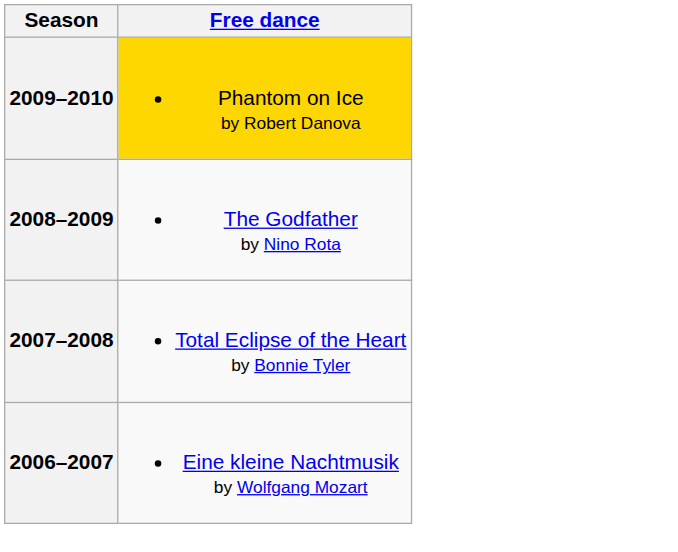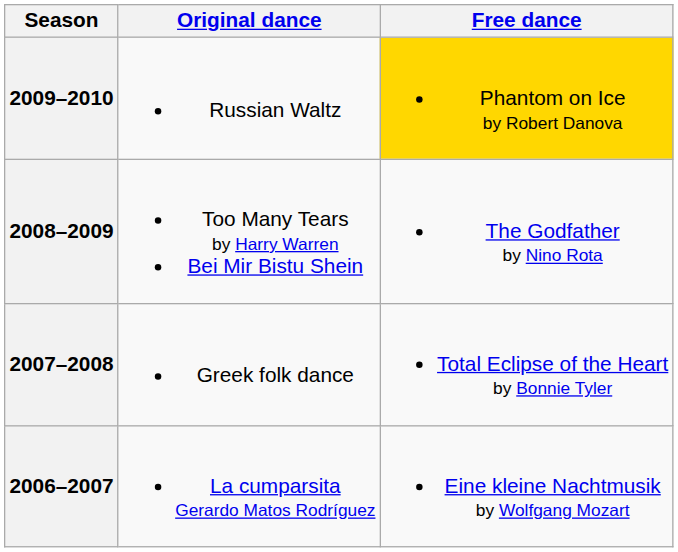+ column: (249, 20)
